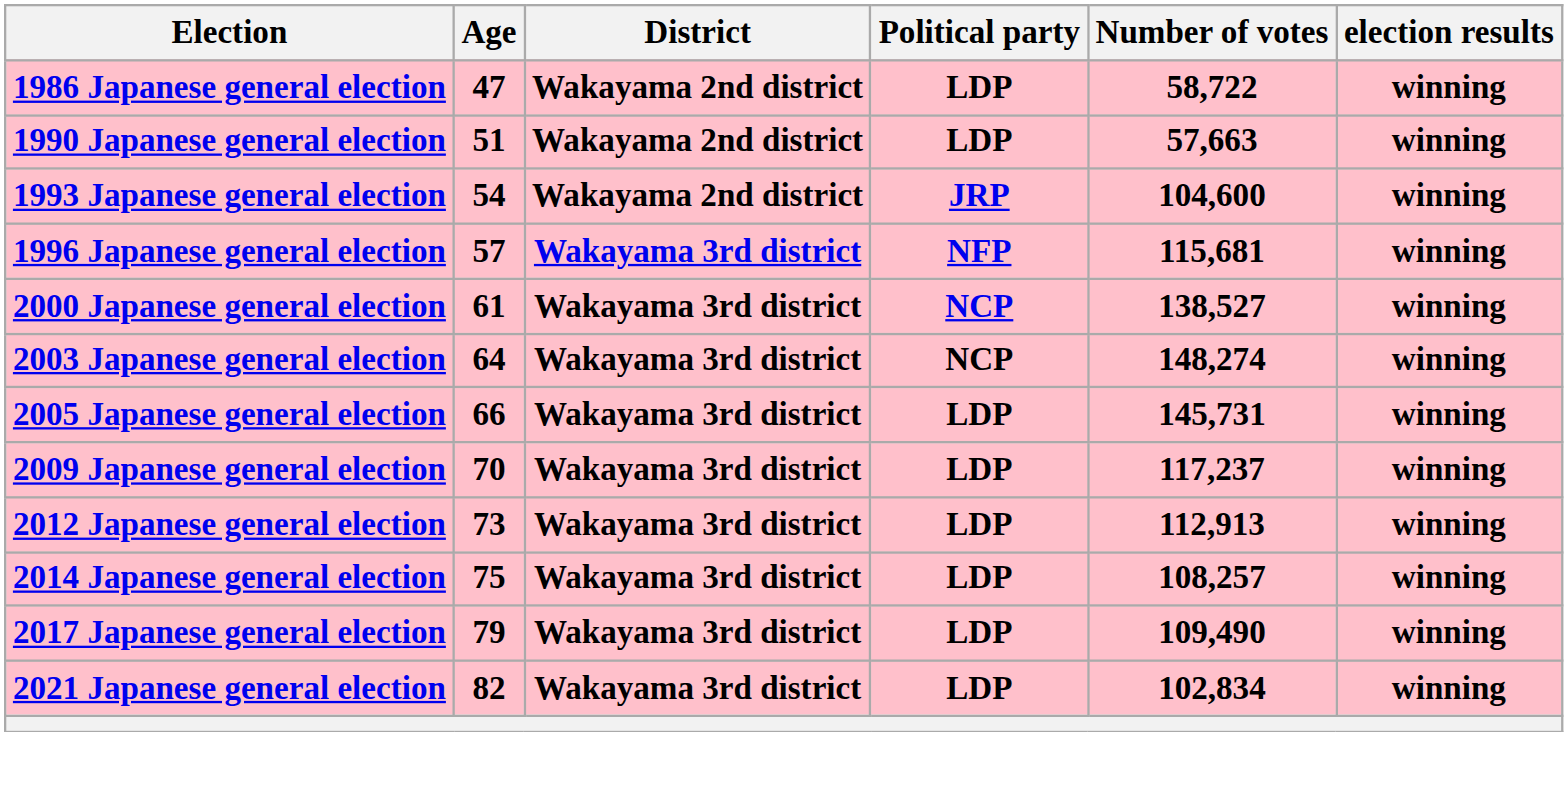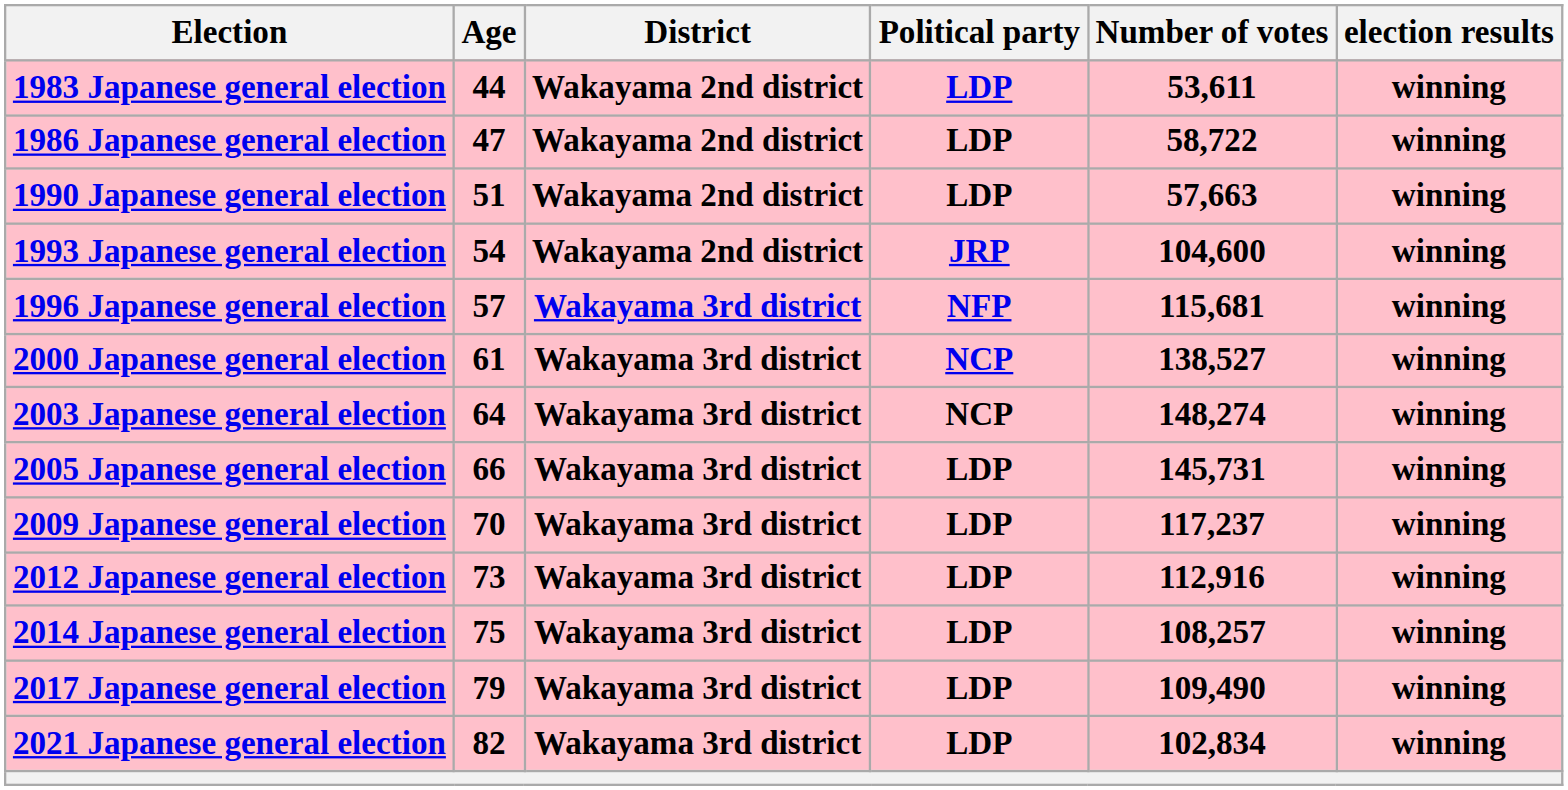+ row: (229, 86)
(1212, 523) 112,913 -> (1212, 578) 112,916
